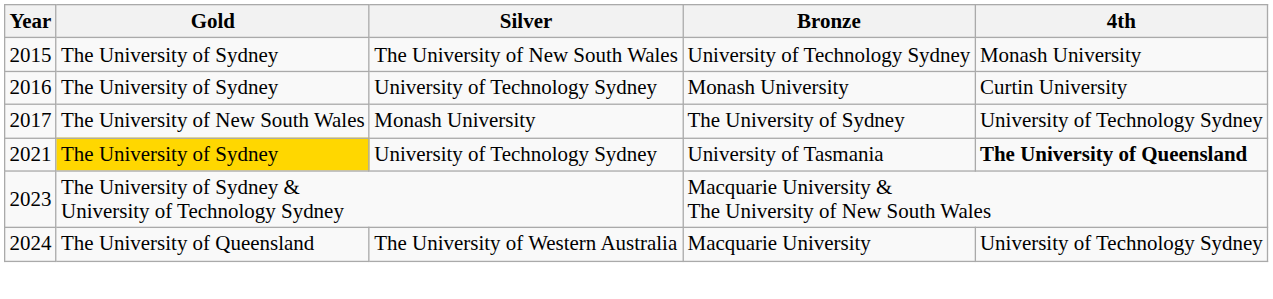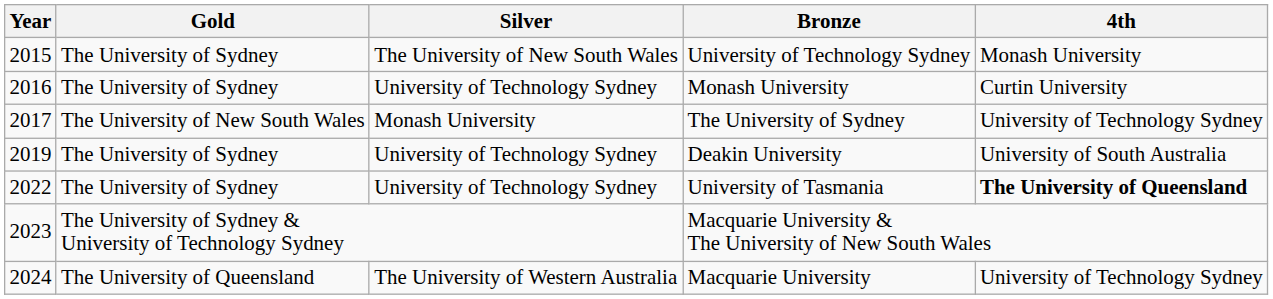+ row: (765, 154)
(30, 154) 2021 -> (30, 187) 2022
(170, 154) gold background -> (170, 187) no background
